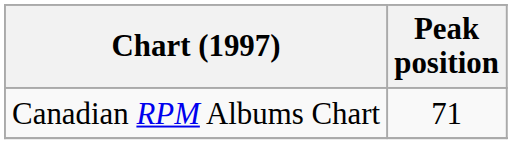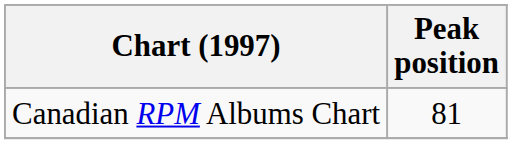(447, 112) 71 -> (447, 112) 81
